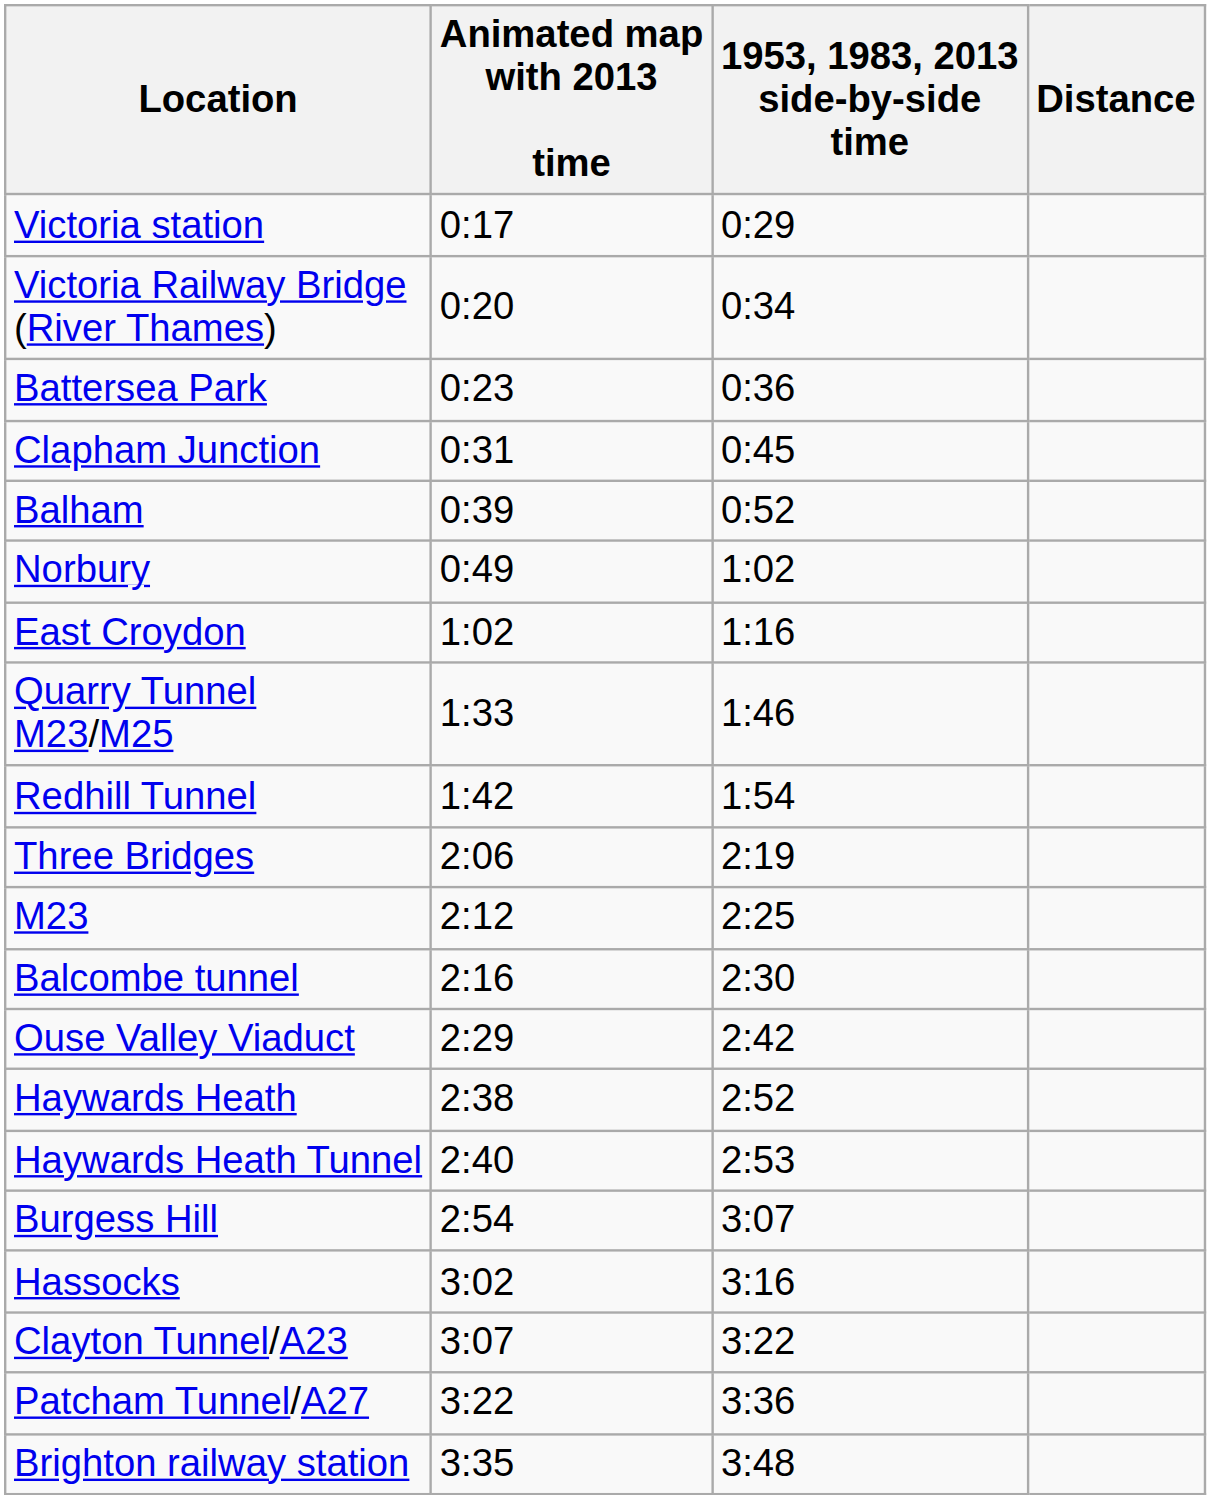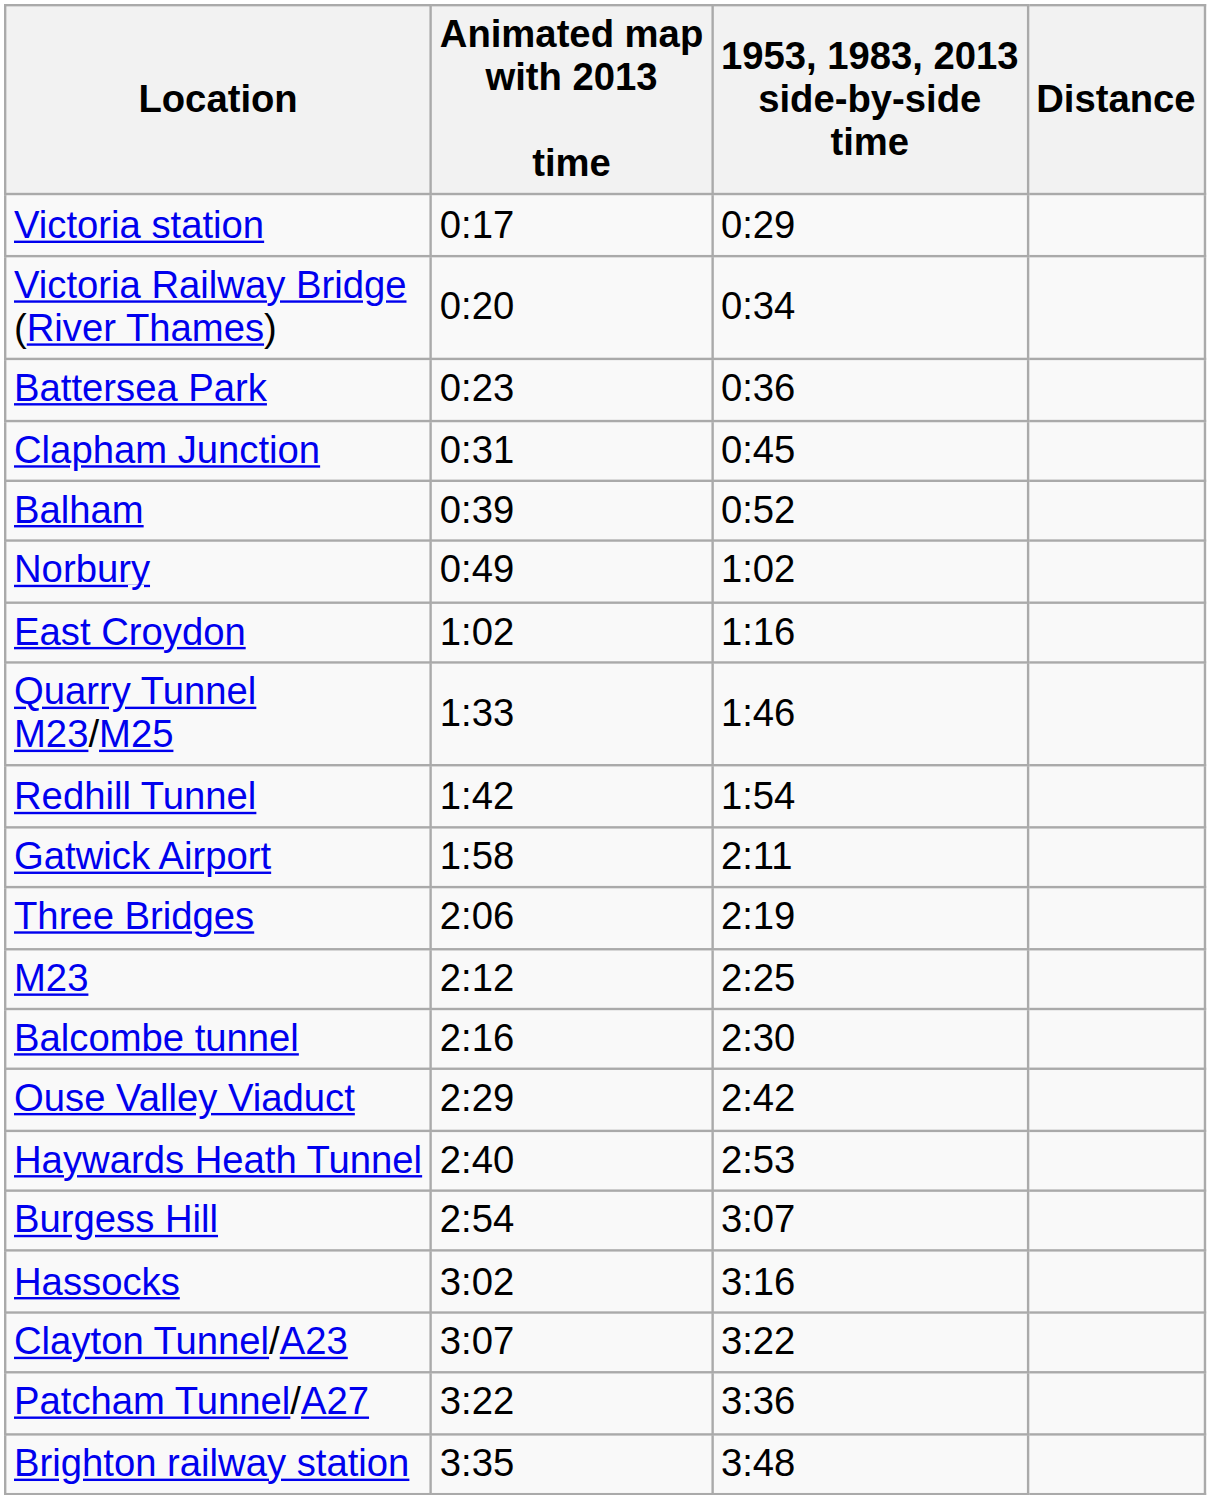+ row: (143, 856)
- row: (155, 1098)
